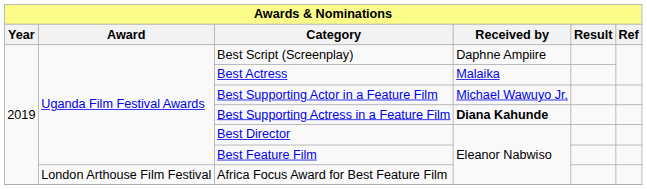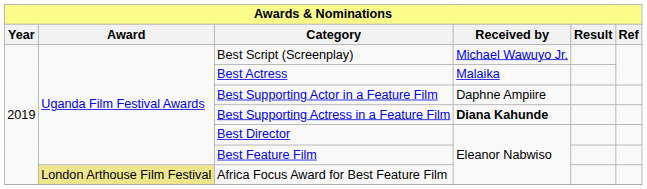(501, 54) Daphne Ampiire -> (512, 54) Michael Wawuyo Jr.
(512, 94) Michael Wawuyo Jr. -> (501, 94) Daphne Ampiire
(126, 174) no background -> (126, 174) khaki background
